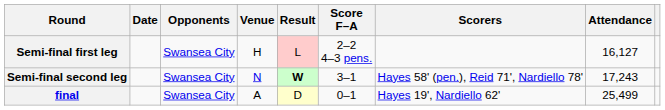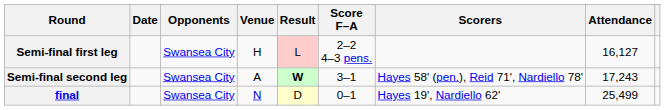(257, 77) N -> (257, 77) A
(257, 95) A -> (257, 95) N
